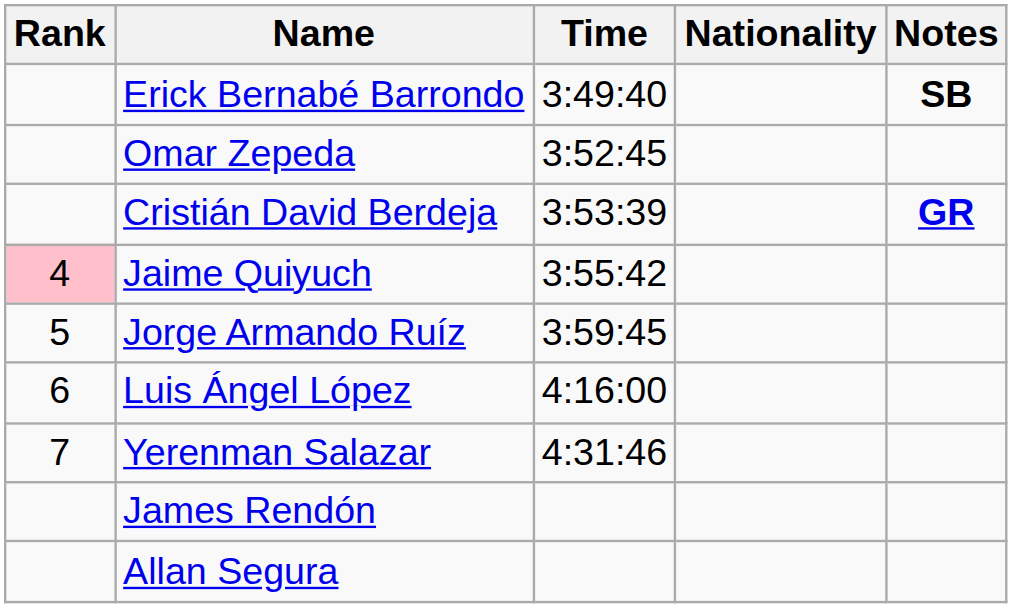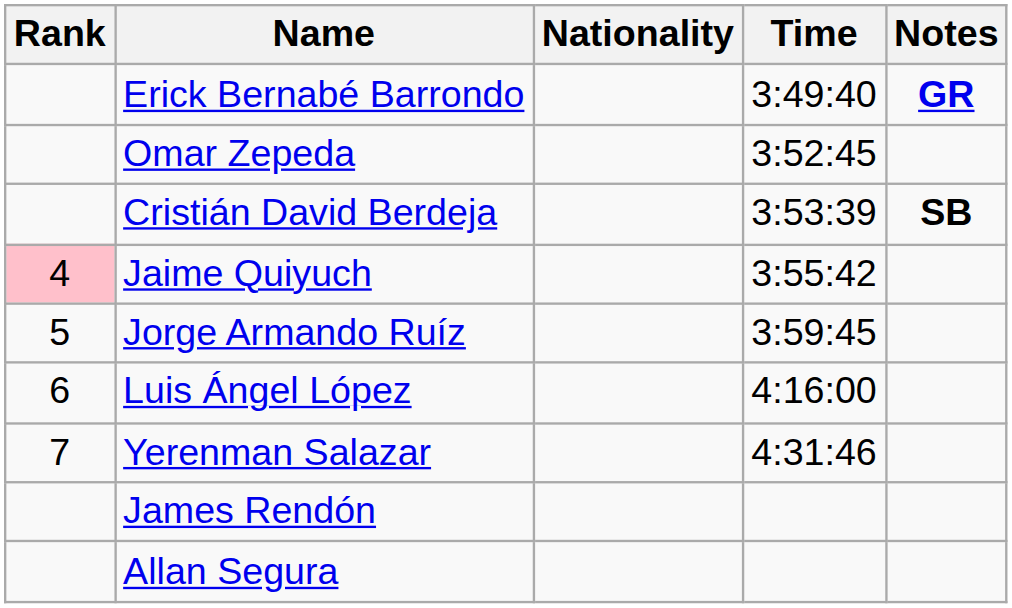columns swapped: (781, 34) <-> (604, 34)
(946, 93) SB -> (946, 93) GR
(946, 213) GR -> (946, 213) SB
